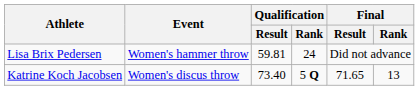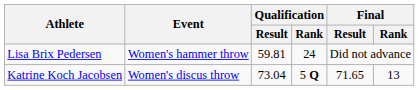(272, 75) 73.40 -> (272, 75) 73.04
